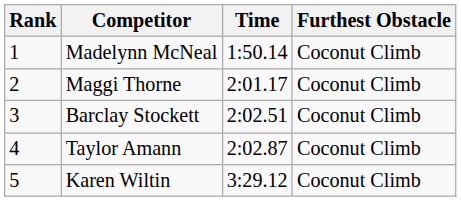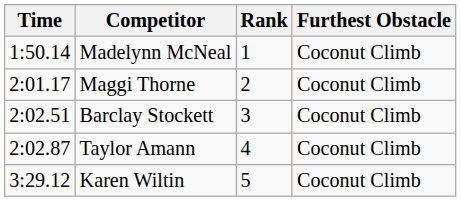columns swapped: (33, 20) <-> (257, 20)
